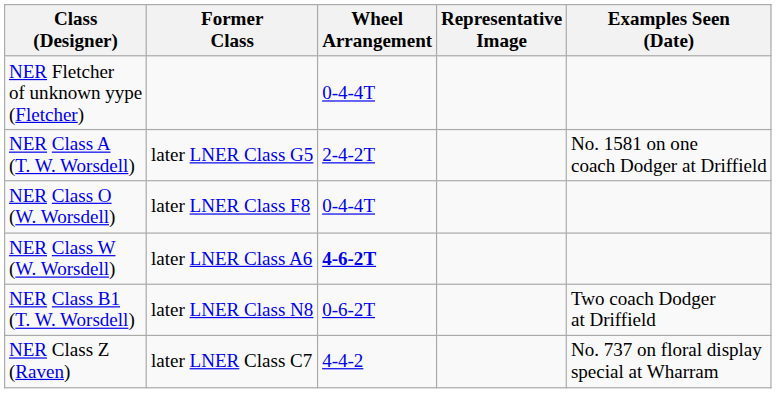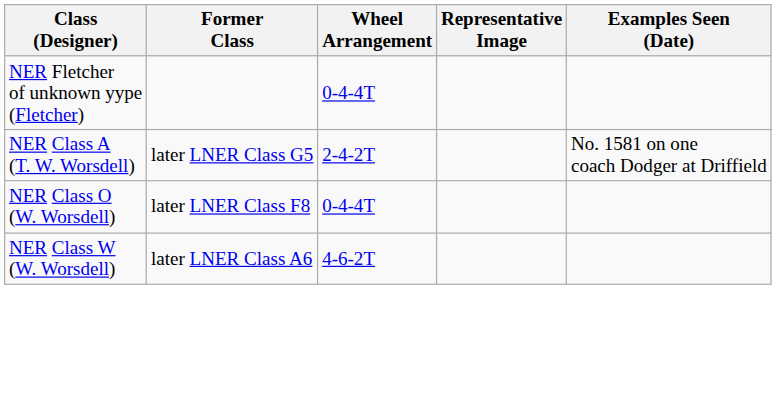(349, 258) bold -> (349, 258) normal
- row: (72, 309)
- row: (59, 361)
